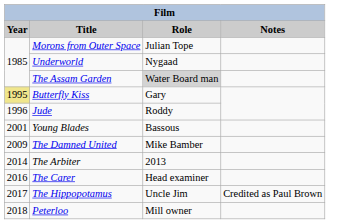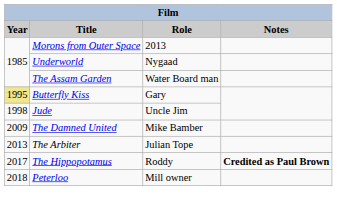(169, 45) Julian Tope -> (156, 45) 2013
(182, 78) lightgrey background -> (182, 78) no background
(17, 111) 1996 -> (17, 111) 1998
(159, 111) Roddy -> (166, 111) Uncle Jim
- row: (61, 128)
(17, 161) 2014 -> (17, 144) 2013
(156, 161) 2013 -> (169, 144) Julian Tope
- row: (54, 177)
(166, 194) Uncle Jim -> (159, 161) Roddy
(273, 194) normal -> (276, 161) bold
